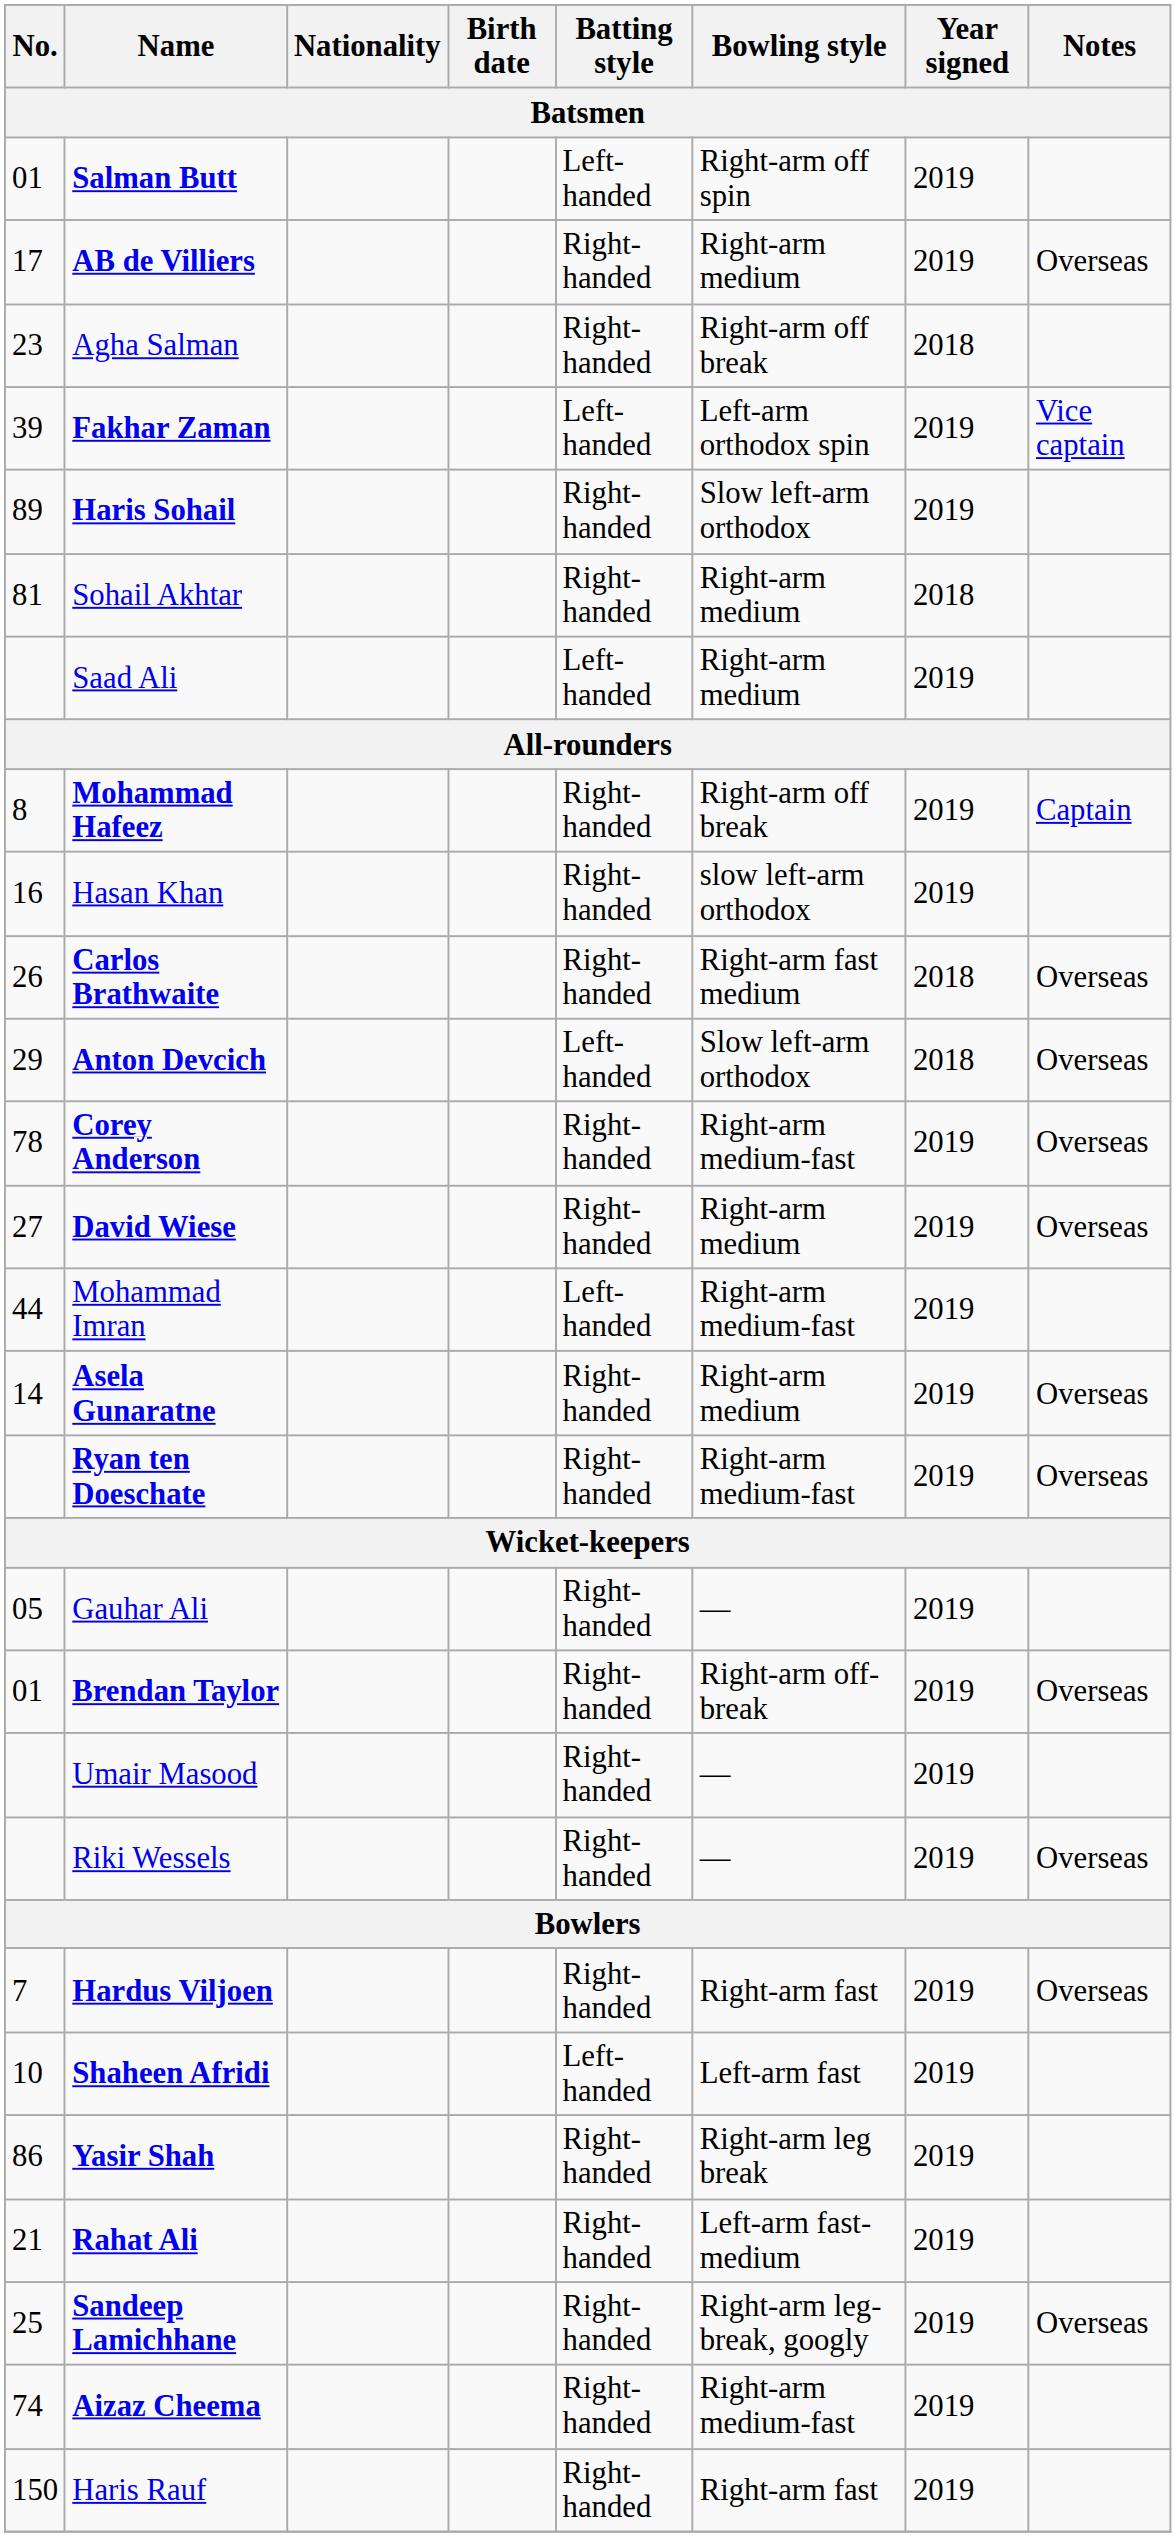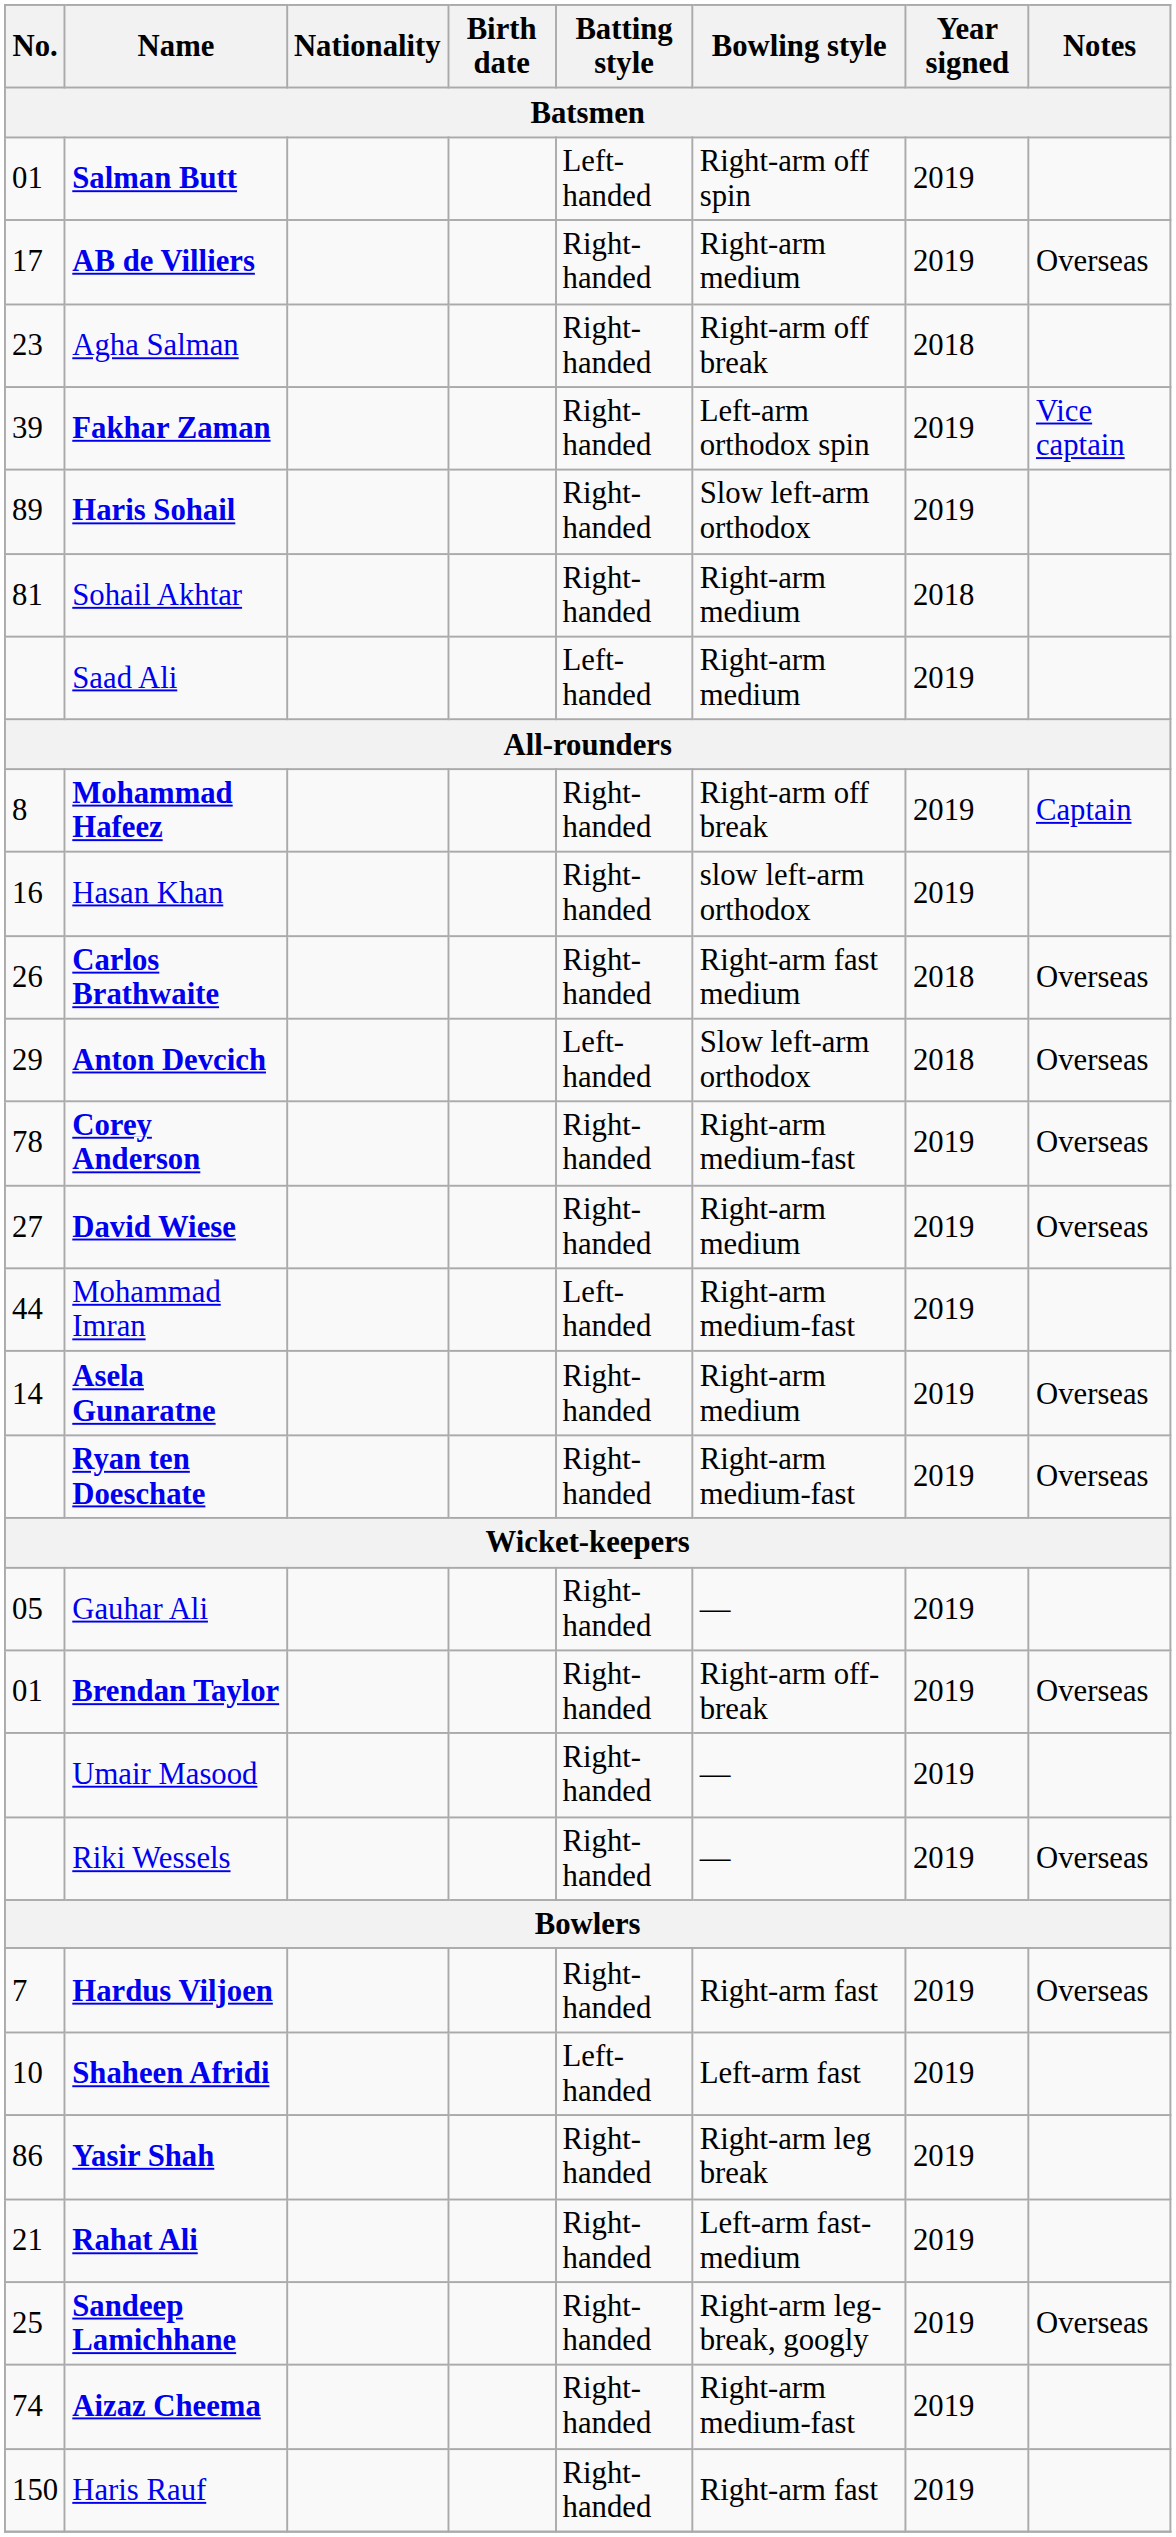(607, 427) Left-handed -> (607, 427) Right-handed
